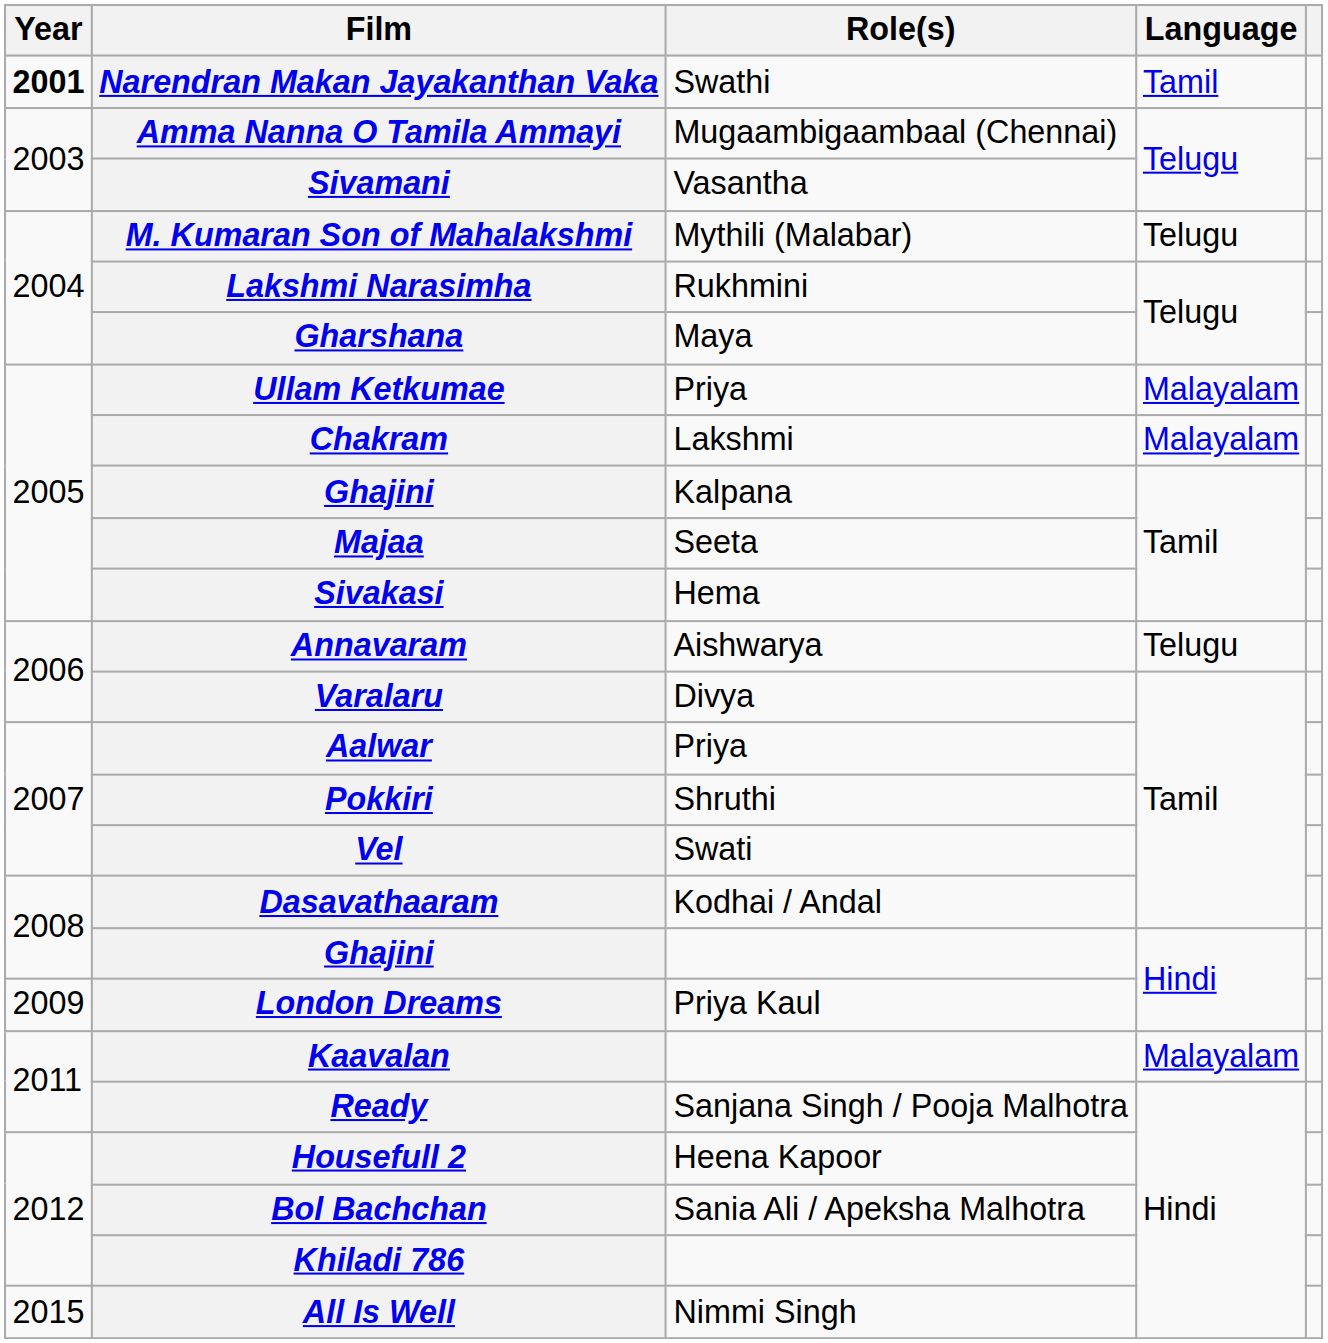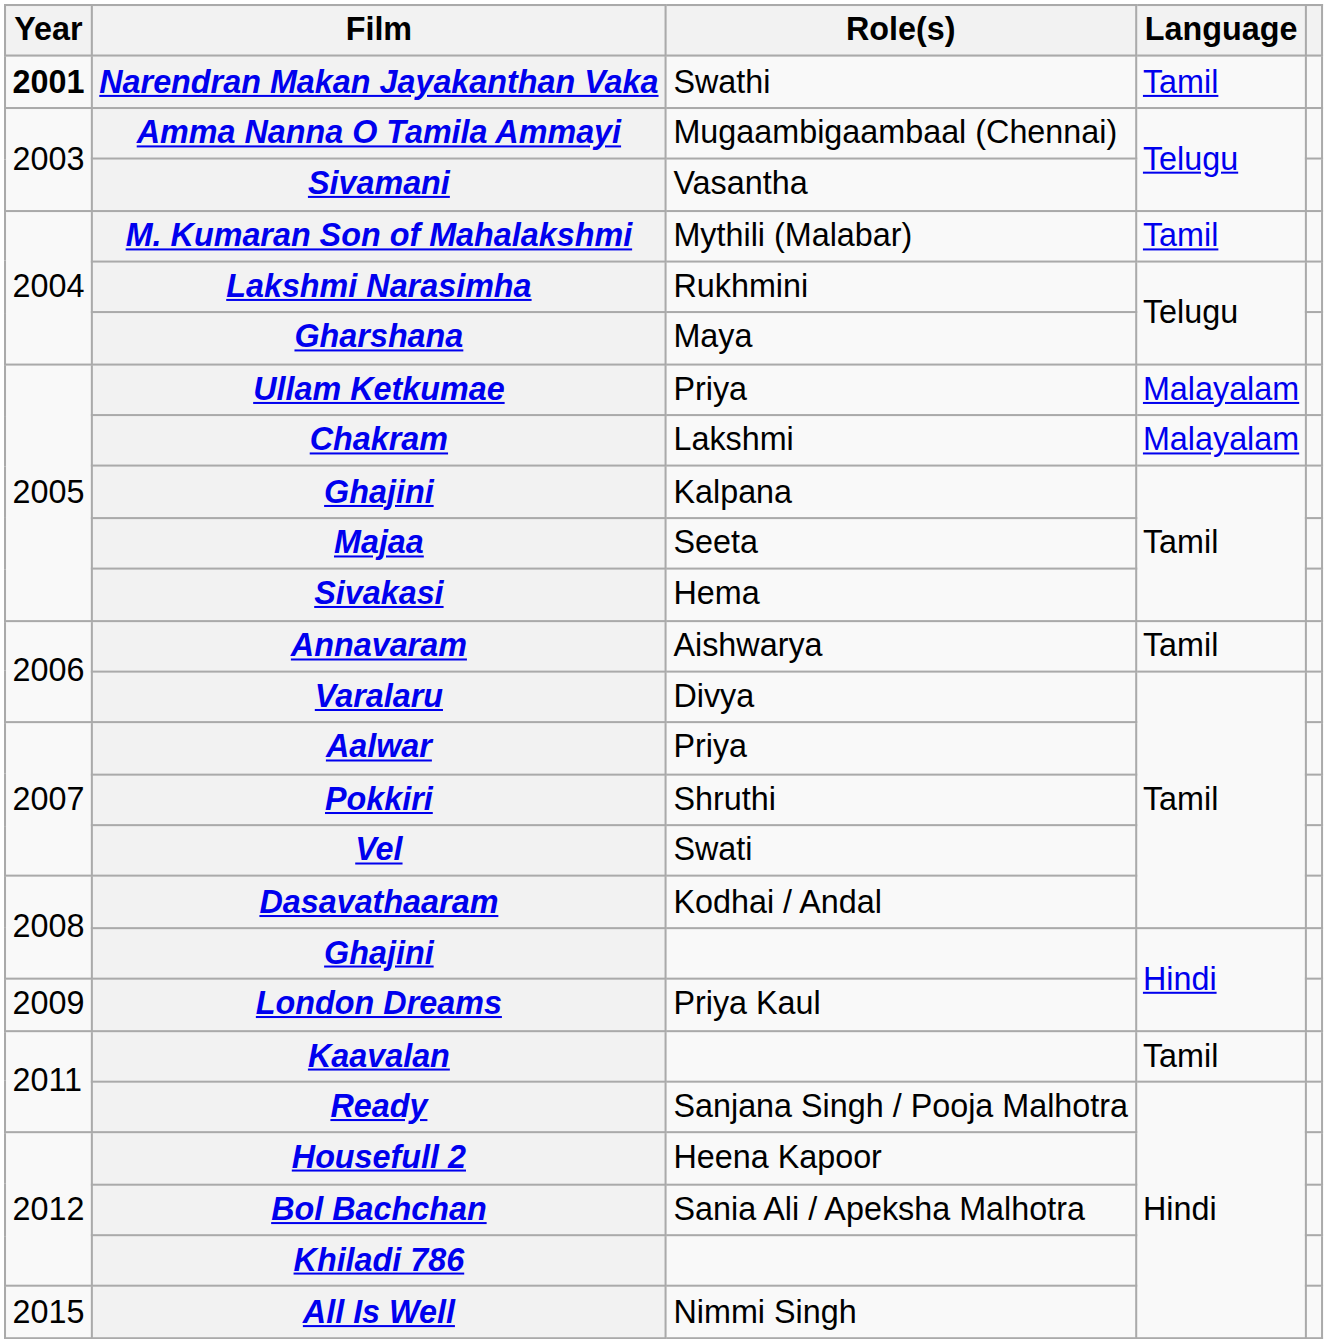(1191, 235) Telugu -> (1181, 235) Tamil
(1191, 645) Telugu -> (1181, 645) Tamil
(1221, 1055) Malayalam -> (1181, 1055) Tamil
